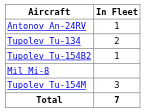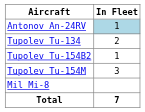(117, 26) no background -> (117, 26) lightblue background
rows swapped: (47, 85) <-> (28, 71)
